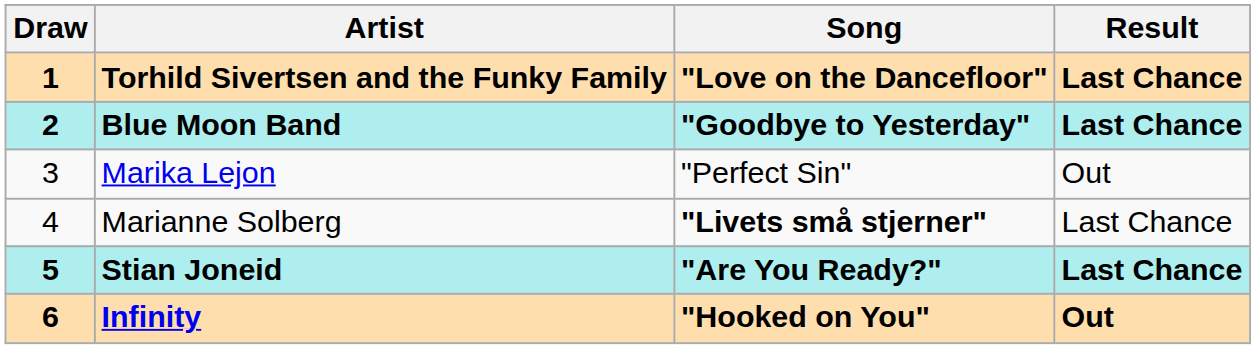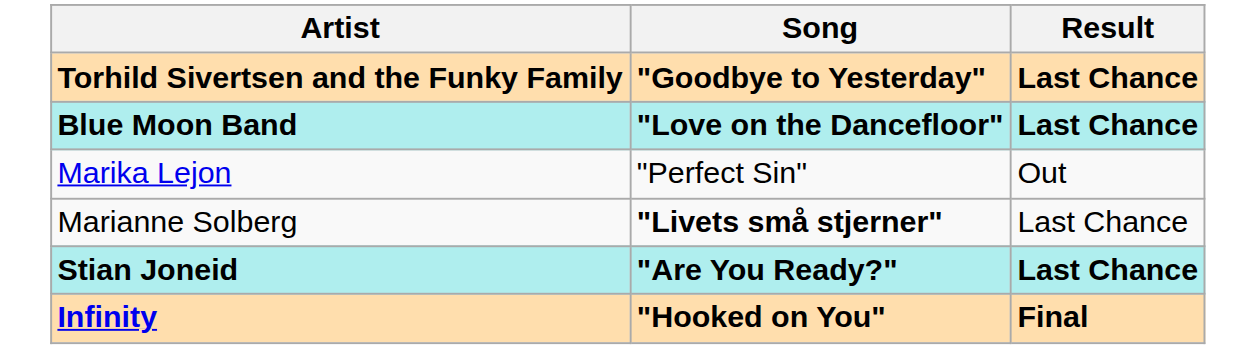- column: (50, 28)
(864, 76) "Love on the Dancefloor" -> (811, 76) "Goodbye to Yesterday"
(856, 125) "Goodbye to Yesterday" -> (820, 125) "Love on the Dancefloor"
(1088, 317) Out -> (1053, 317) Final
